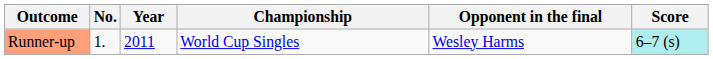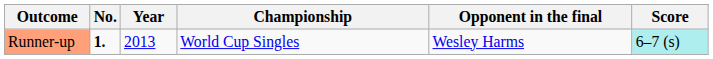(100, 41) normal -> (100, 41) bold
(139, 41) 2011 -> (140, 41) 2013
